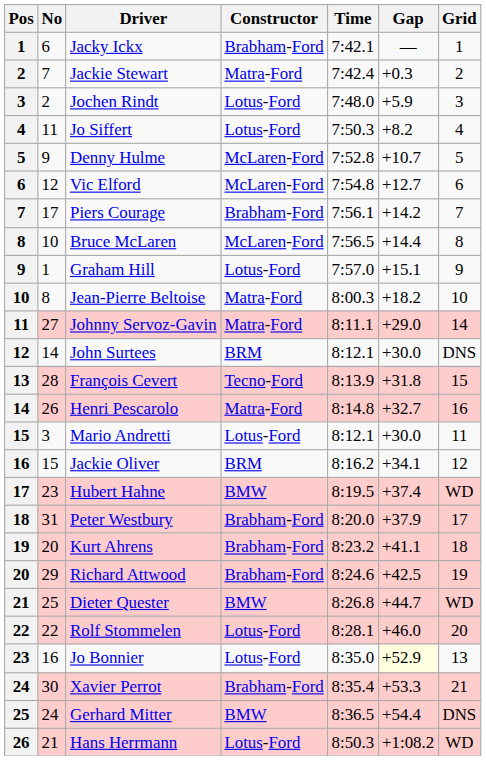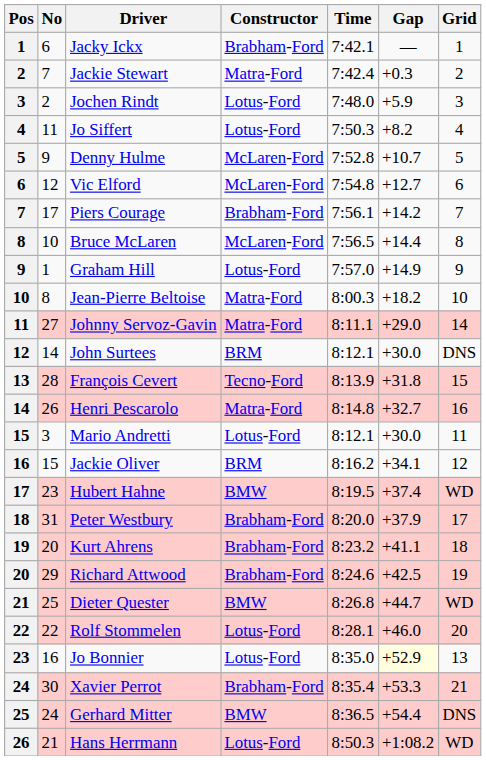(402, 268) +15.1 -> (402, 268) +14.9
